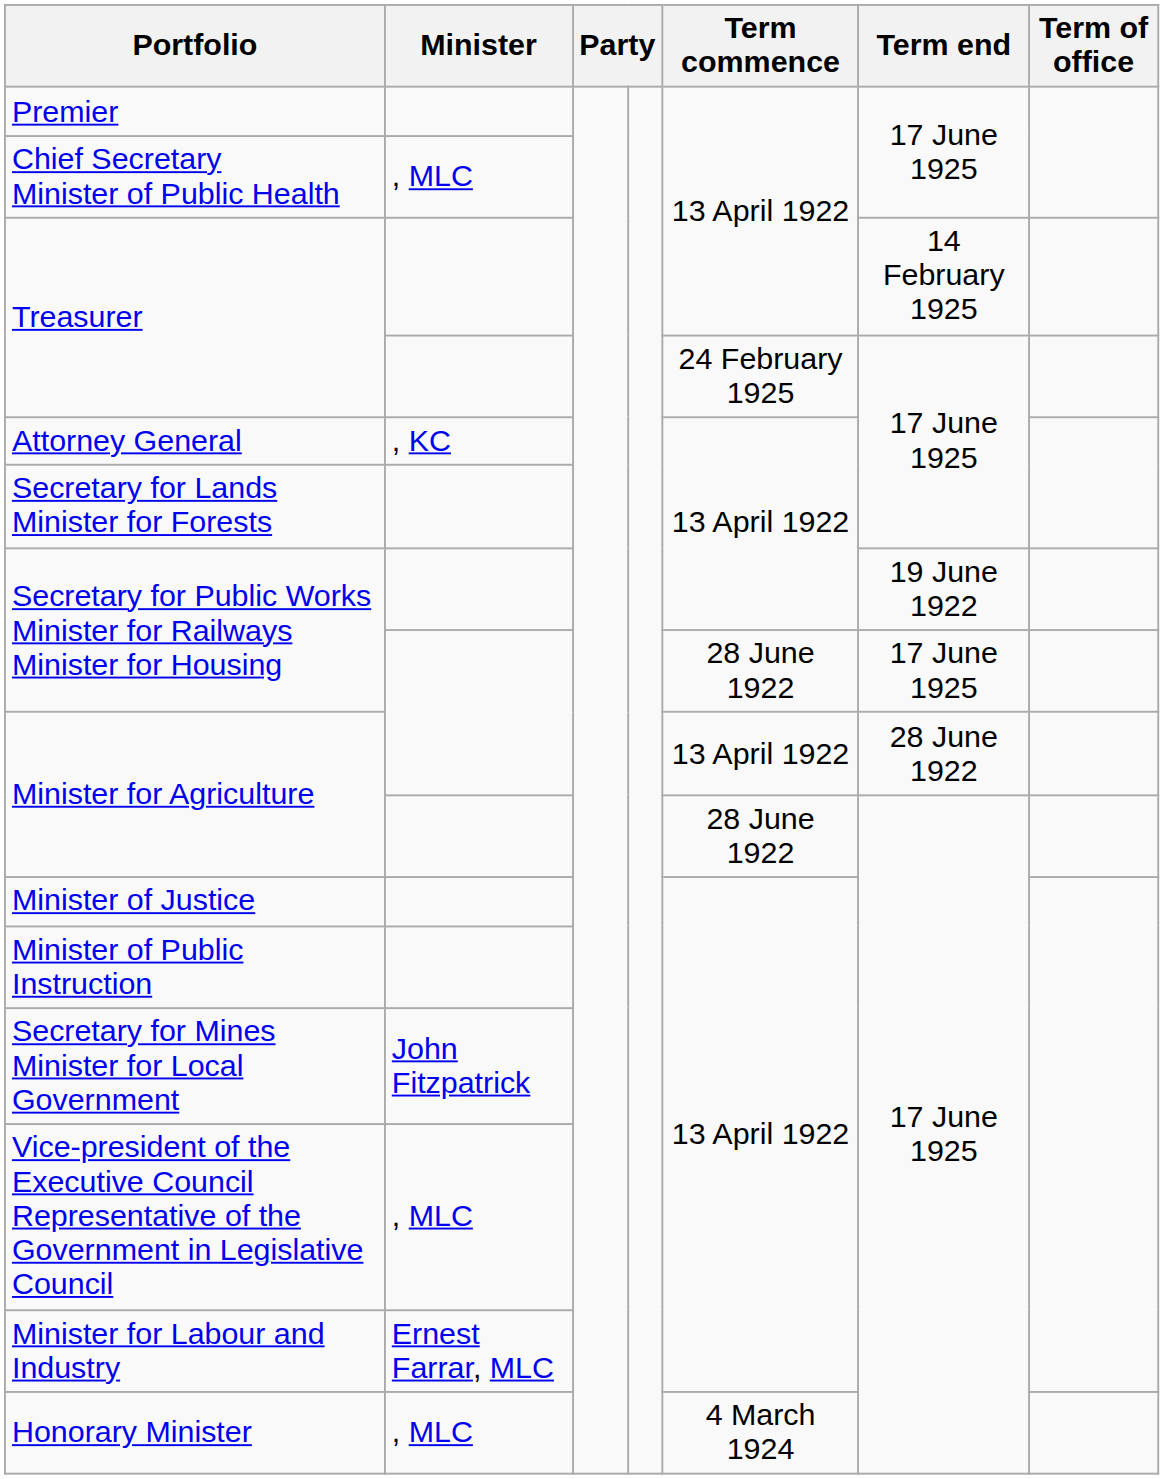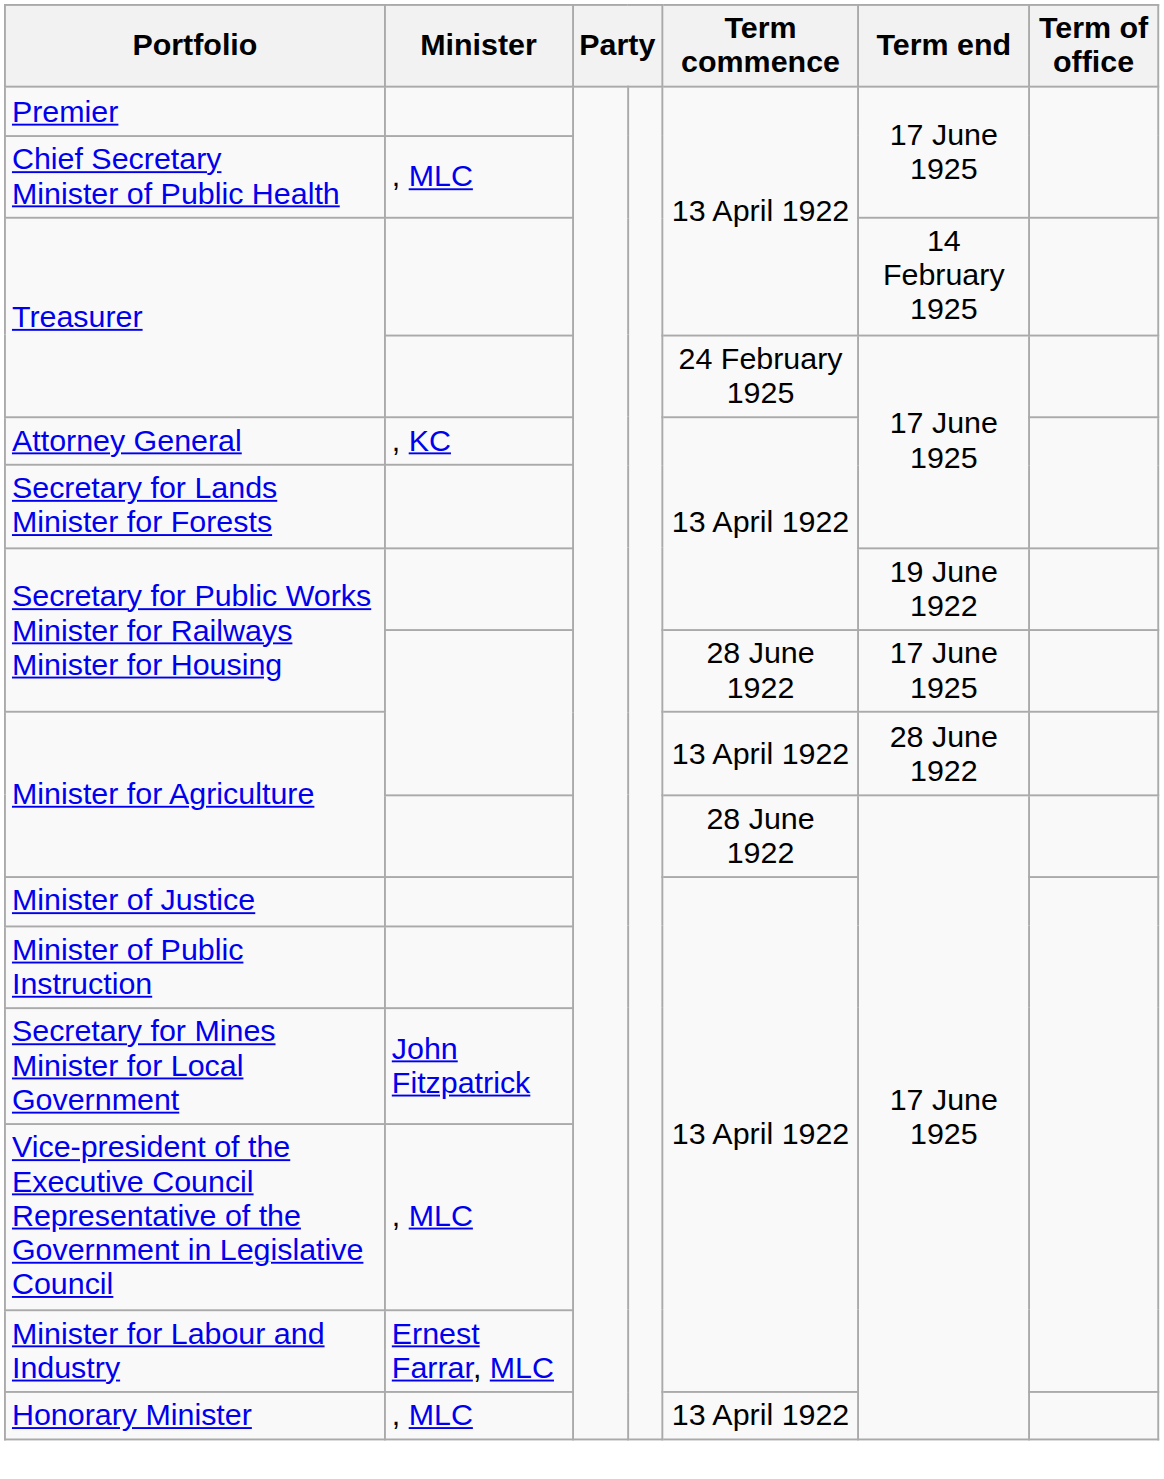(761, 1432) 4 March 1924 -> (761, 1415) 13 April 1922
